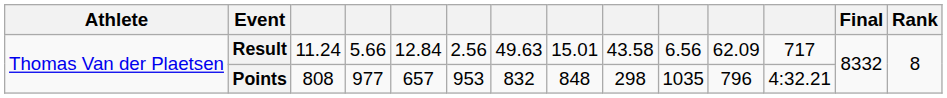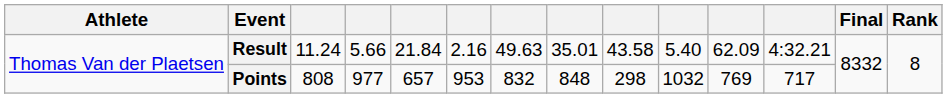(418, 49) 12.84 -> (418, 49) 21.84
(469, 49) 2.56 -> (469, 49) 2.16
(575, 49) 15.01 -> (575, 49) 35.01
(683, 49) 6.56 -> (683, 49) 5.40
(800, 49) 717 -> (800, 49) 4:32.21
(683, 79) 1035 -> (683, 79) 1032
(736, 79) 796 -> (736, 79) 769
(800, 79) 4:32.21 -> (800, 79) 717
